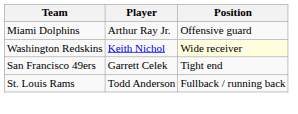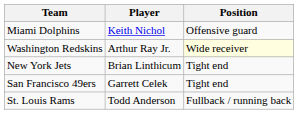(139, 30) Arthur Ray Jr. -> (136, 30) Keith Nichol
(136, 48) Keith Nichol -> (139, 48) Arthur Ray Jr.
+ row: (39, 65)
